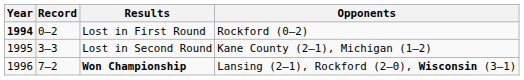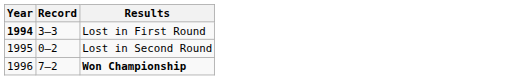- column: (367, 13)
(48, 31) 0–2 -> (48, 31) 3–3
(48, 48) 3–3 -> (48, 48) 0–2
